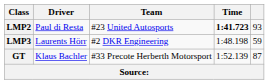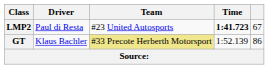(257, 27) 93 -> (257, 27) 67
- row: (19, 42)
(152, 57) no background -> (152, 42) khaki background
(257, 57) 87 -> (257, 42) 86
